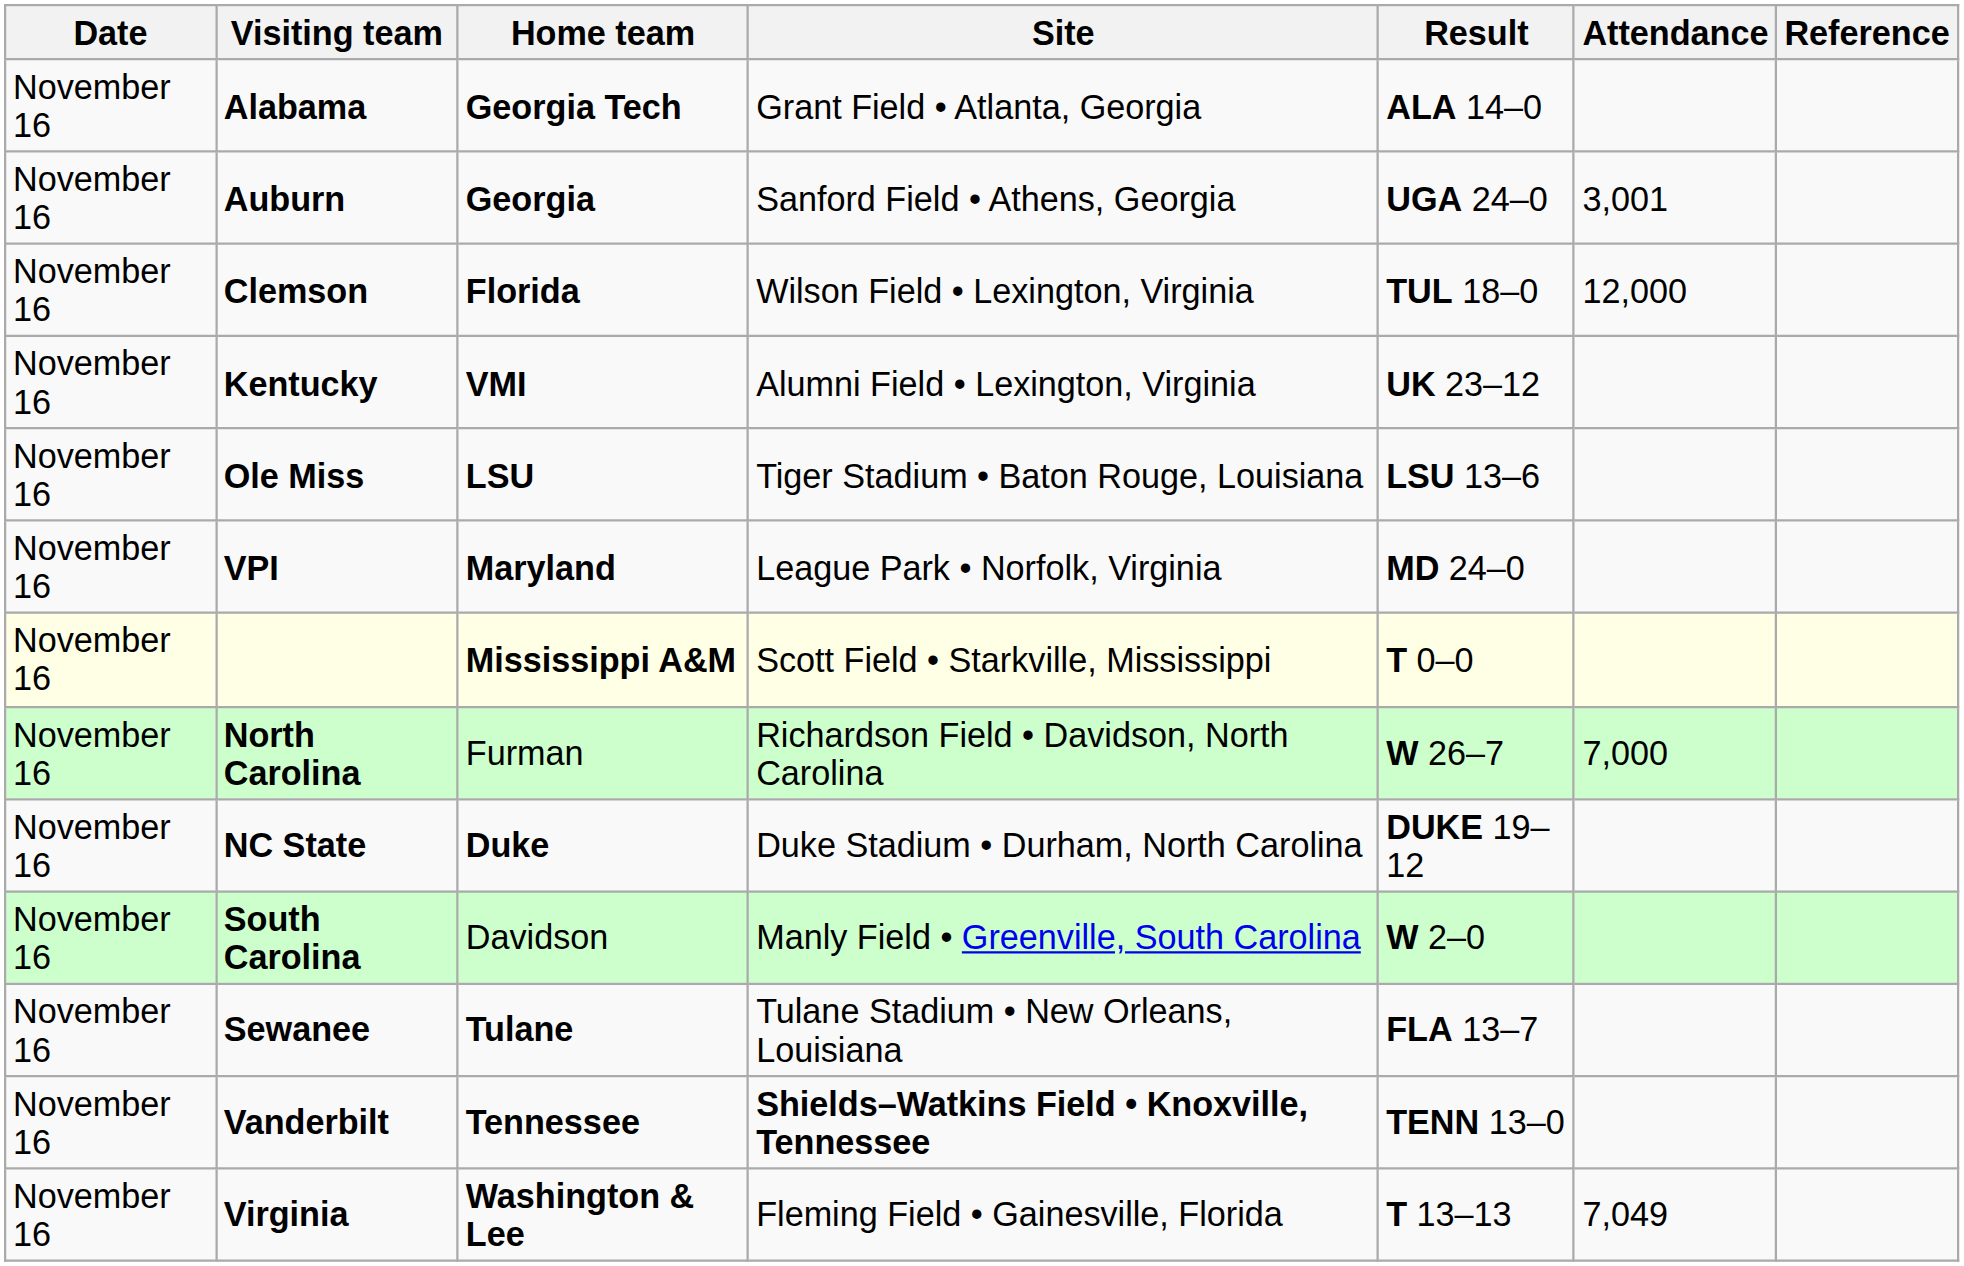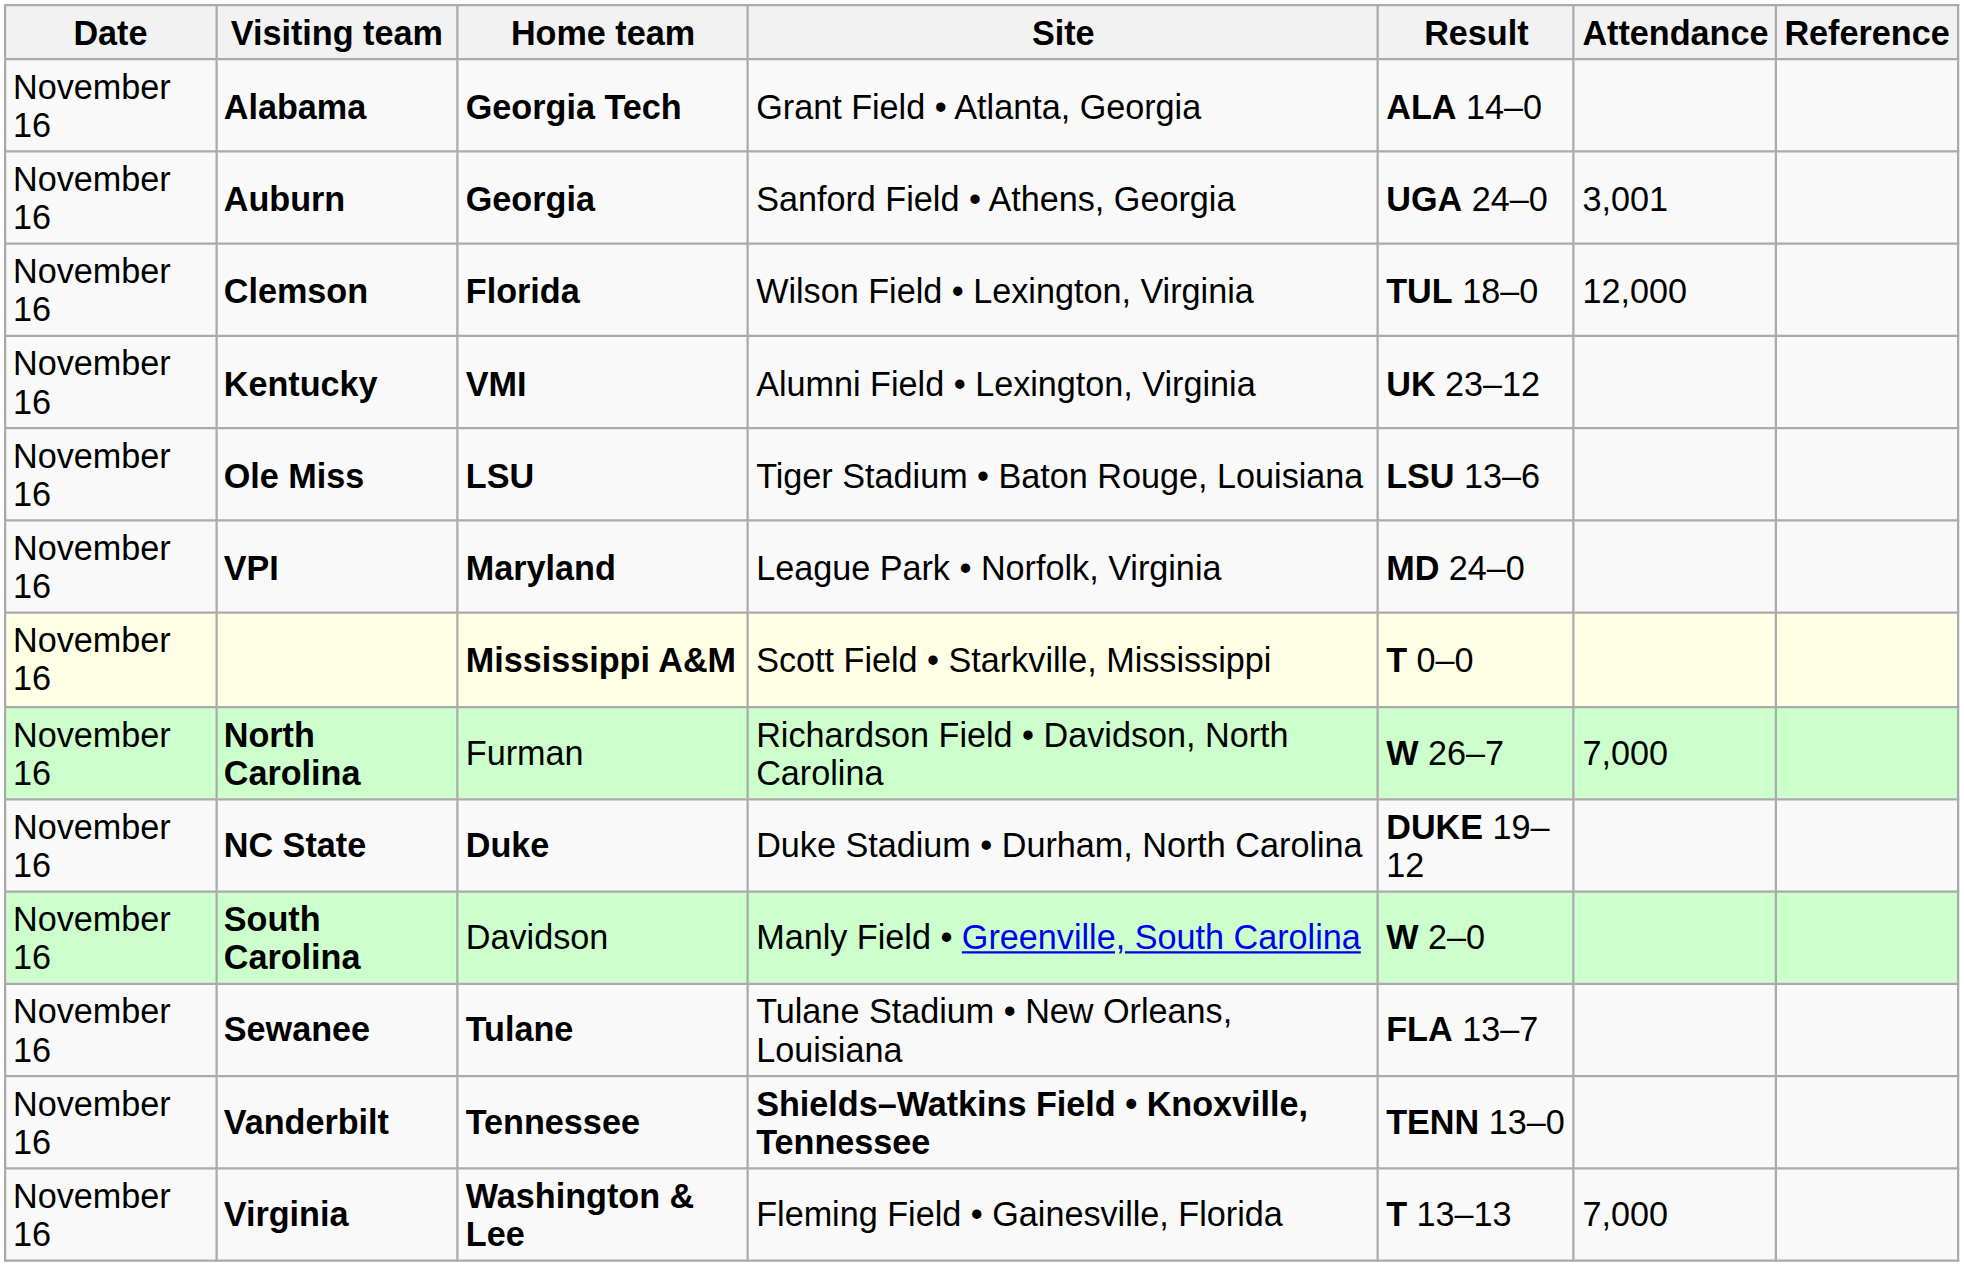(1625, 1214) 7,049 -> (1625, 1214) 7,000
